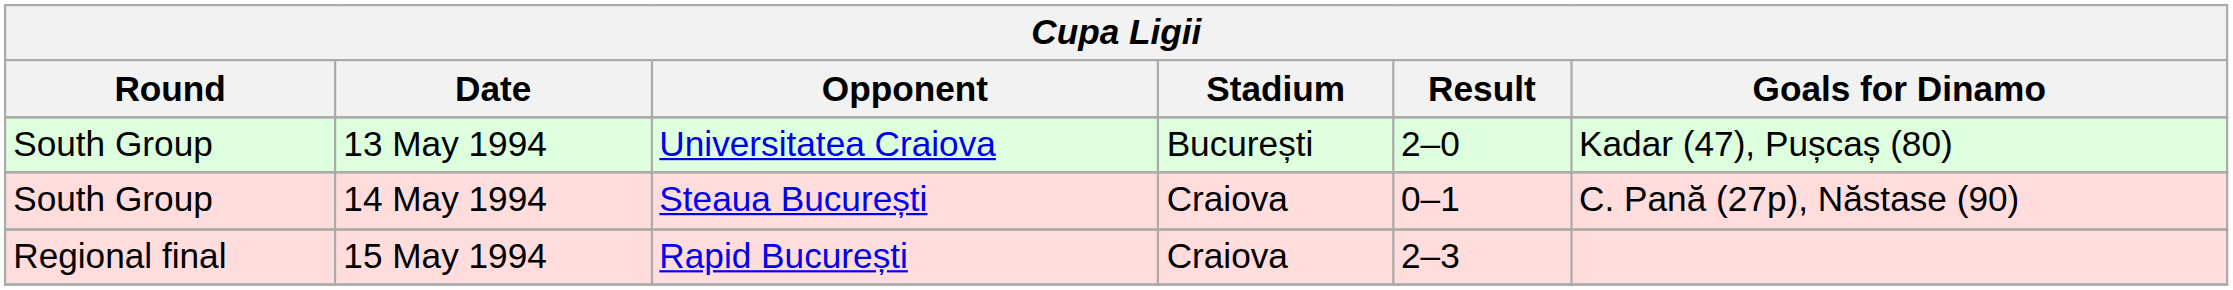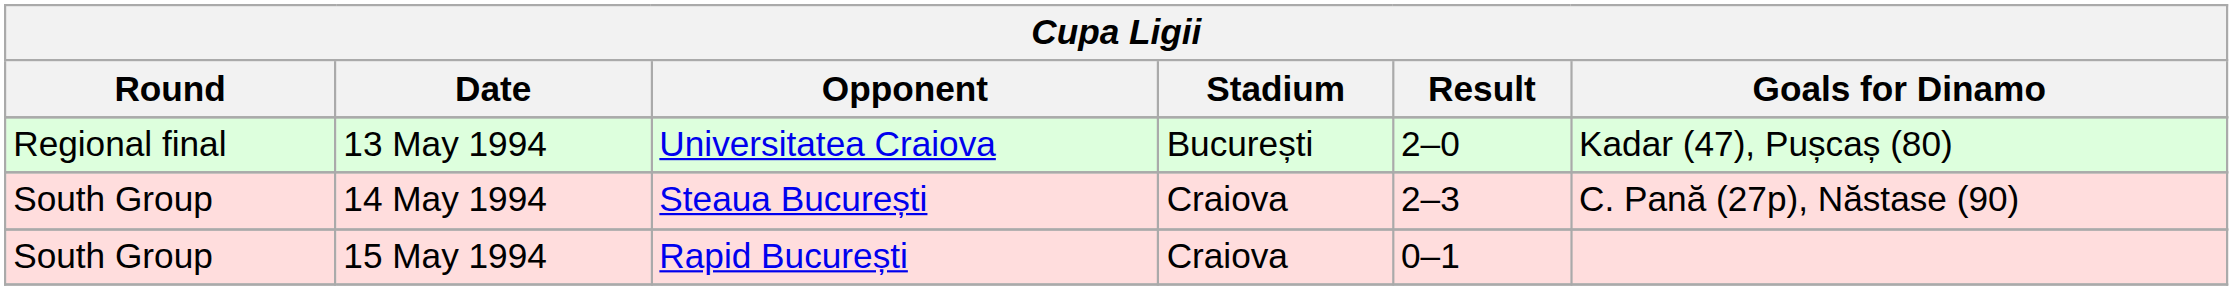(113, 144) South Group -> (120, 144) Regional final
(1430, 199) 0–1 -> (1430, 199) 2–3
(120, 255) Regional final -> (113, 255) South Group
(1430, 255) 2–3 -> (1430, 255) 0–1
